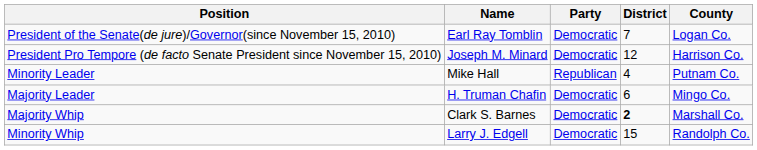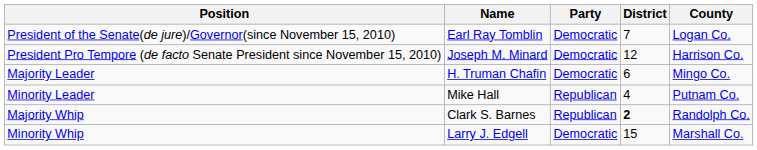rows swapped: (51, 94) <-> (51, 74)
(585, 114) Democratic -> (585, 114) Republican
(708, 114) Marshall Co. -> (711, 114) Randolph Co.
(711, 134) Randolph Co. -> (708, 134) Marshall Co.
